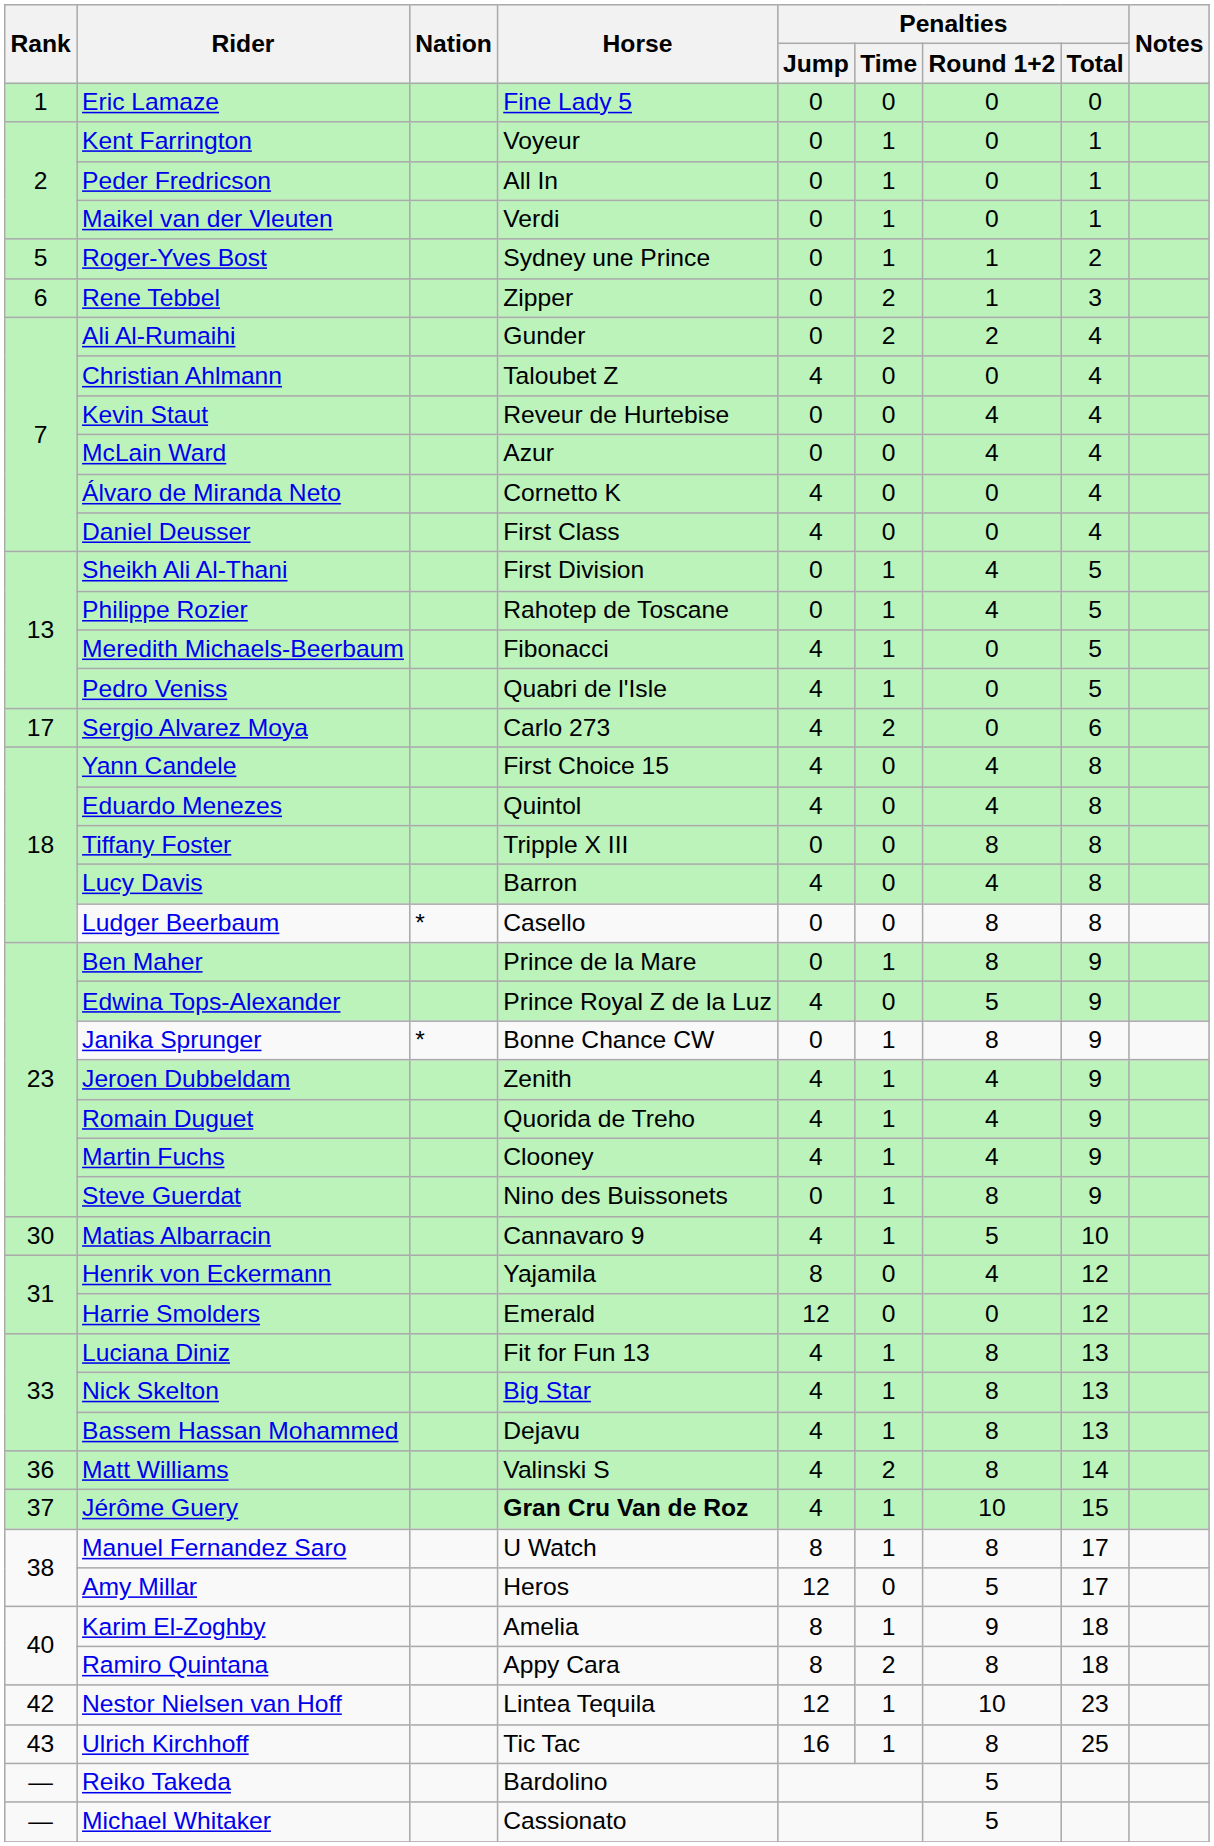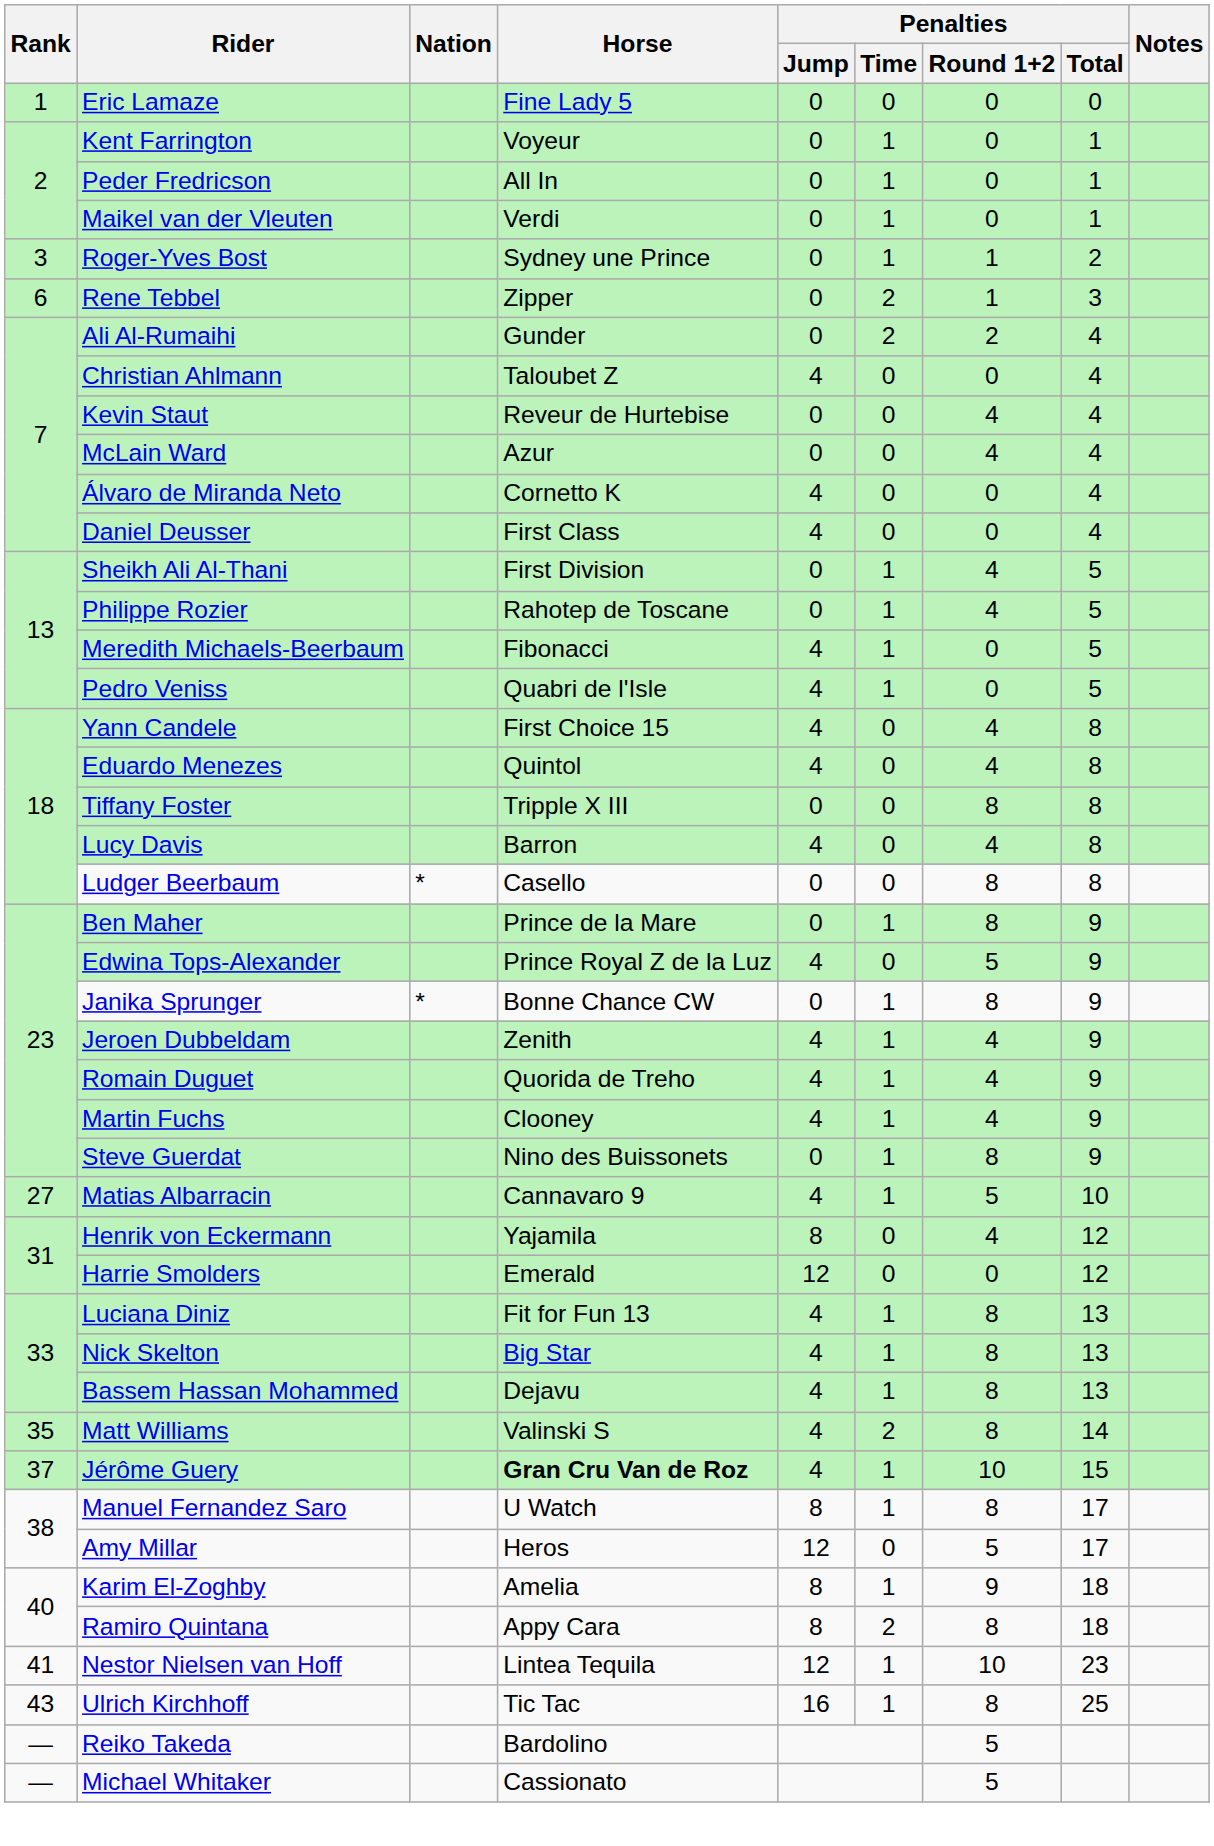(41, 258) 5 -> (41, 258) 3
- row: (195, 727)
(41, 1235) 30 -> (41, 1196) 27
(41, 1469) 36 -> (41, 1430) 35
(41, 1704) 42 -> (41, 1665) 41
